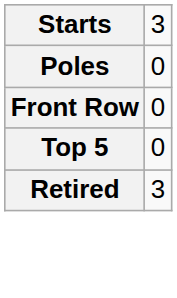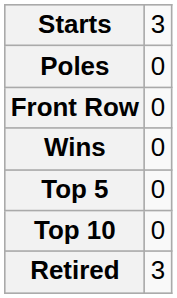+ row: (75, 148)
+ row: (75, 230)
